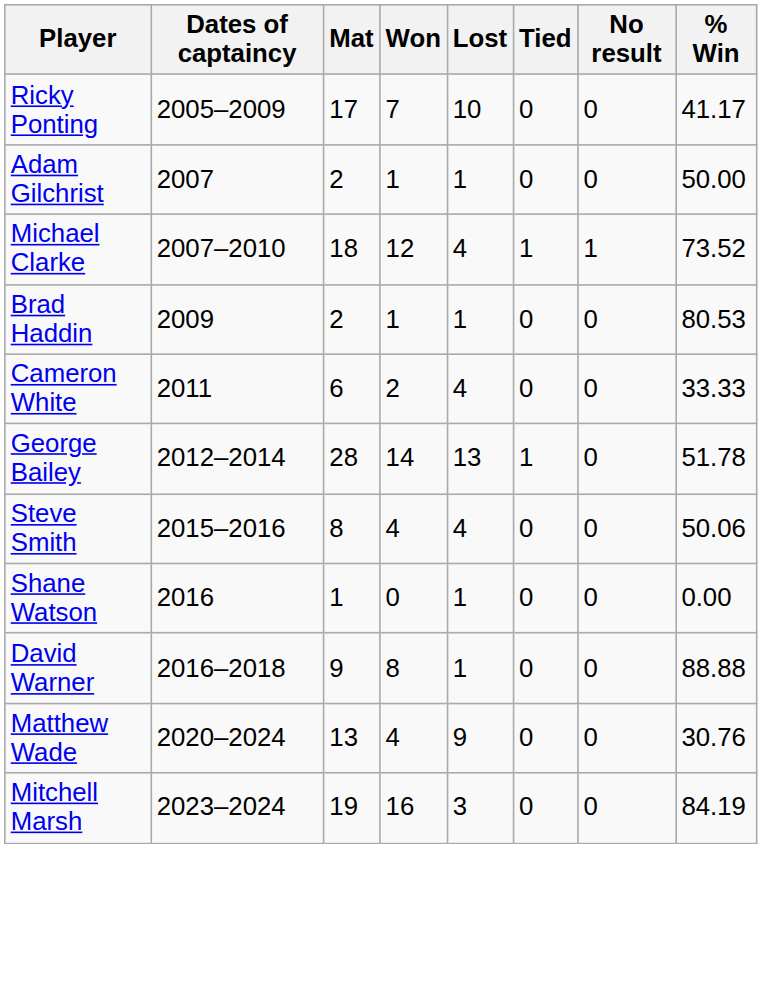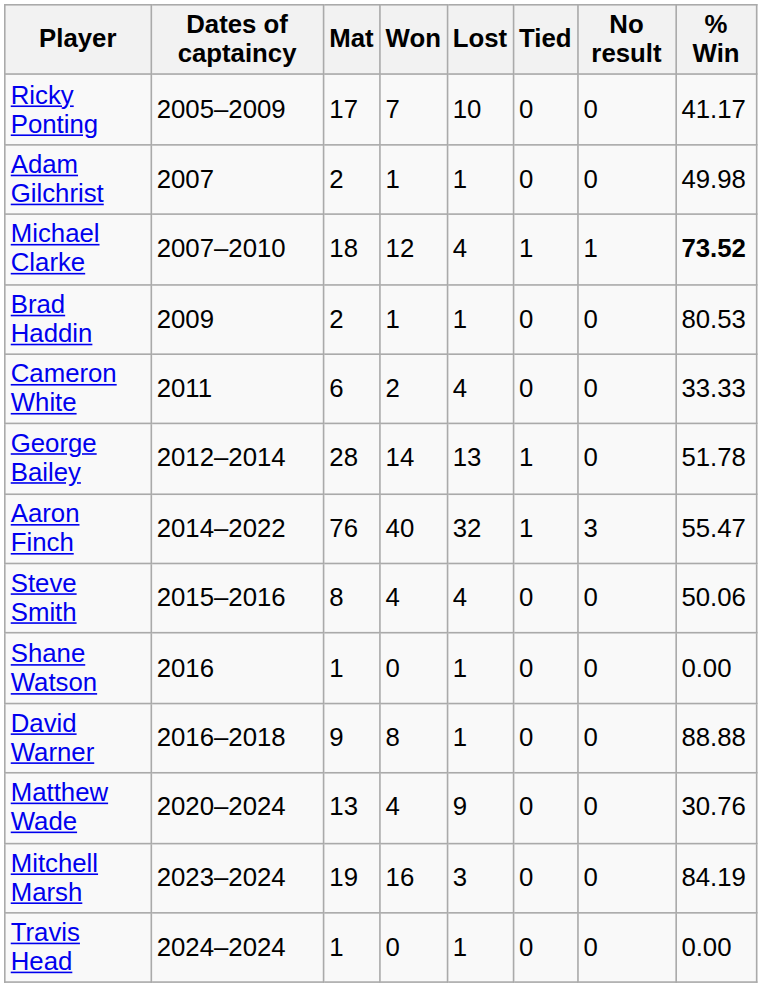(714, 179) 50.00 -> (714, 179) 49.98
(714, 248) normal -> (714, 248) bold
+ row: (45, 528)
+ row: (45, 947)
